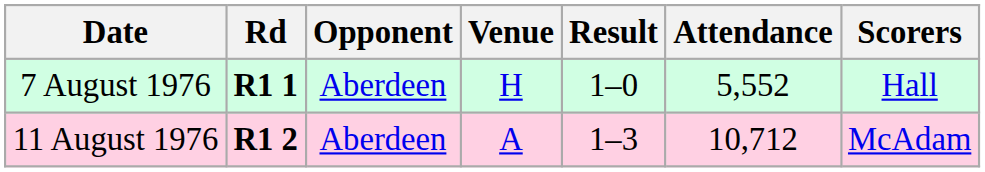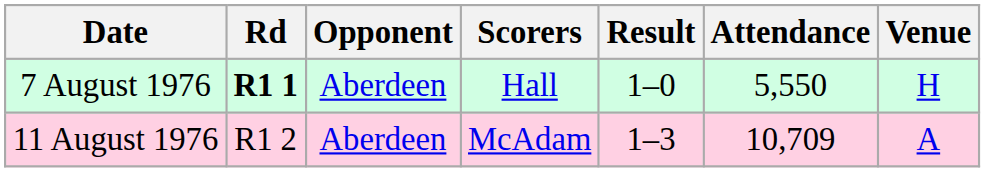columns swapped: (511, 31) <-> (910, 31)
(753, 85) 5,552 -> (790, 85) 5,550
(266, 139) bold -> (266, 139) normal
(753, 139) 10,712 -> (790, 139) 10,709
